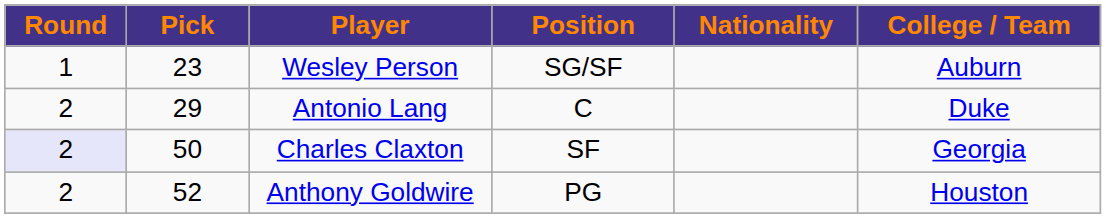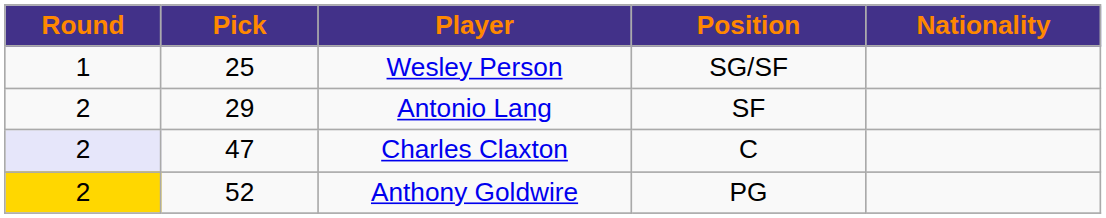- column: (979, 25)
(187, 66) 23 -> (240, 66) 25
(583, 108) C -> (749, 108) SF
(187, 150) 50 -> (240, 150) 47
(583, 150) SF -> (749, 150) C
(66, 191) no background -> (83, 191) gold background
